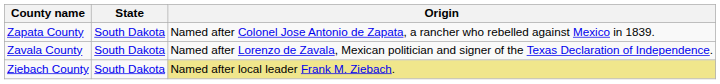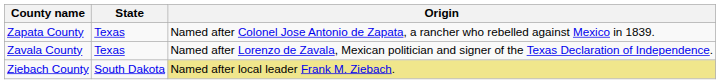(130, 32) South Dakota -> (110, 32) Texas
(130, 50) South Dakota -> (110, 50) Texas
